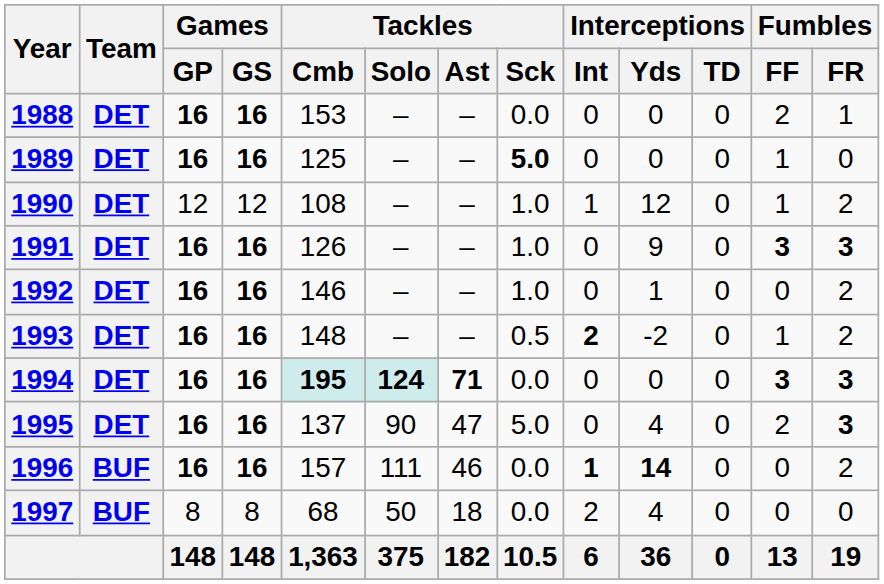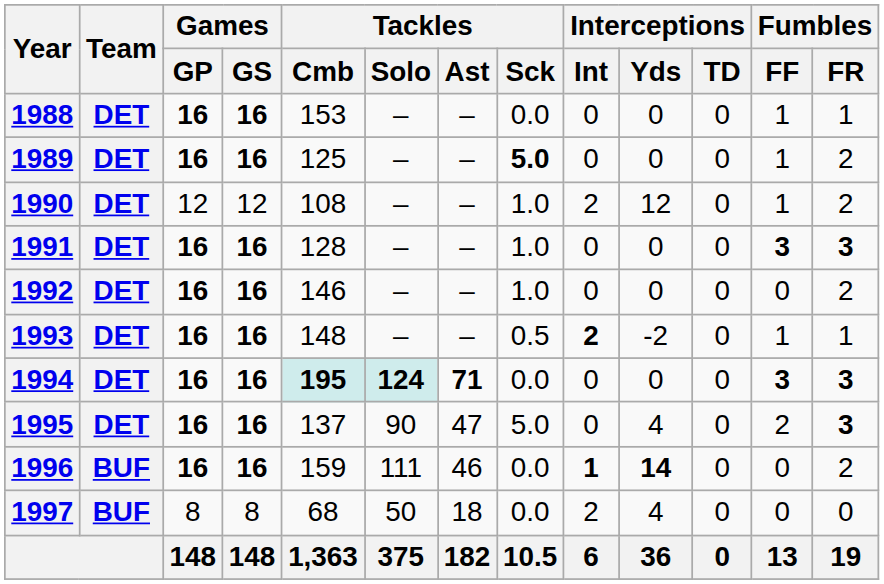(782, 114) 2 -> (782, 114) 1
(846, 159) 0 -> (846, 159) 2
(591, 203) 1 -> (591, 203) 2
(323, 247) 126 -> (323, 247) 128
(656, 247) 9 -> (656, 247) 0
(656, 291) 1 -> (656, 291) 0
(846, 335) 2 -> (846, 335) 1
(323, 468) 157 -> (323, 468) 159
